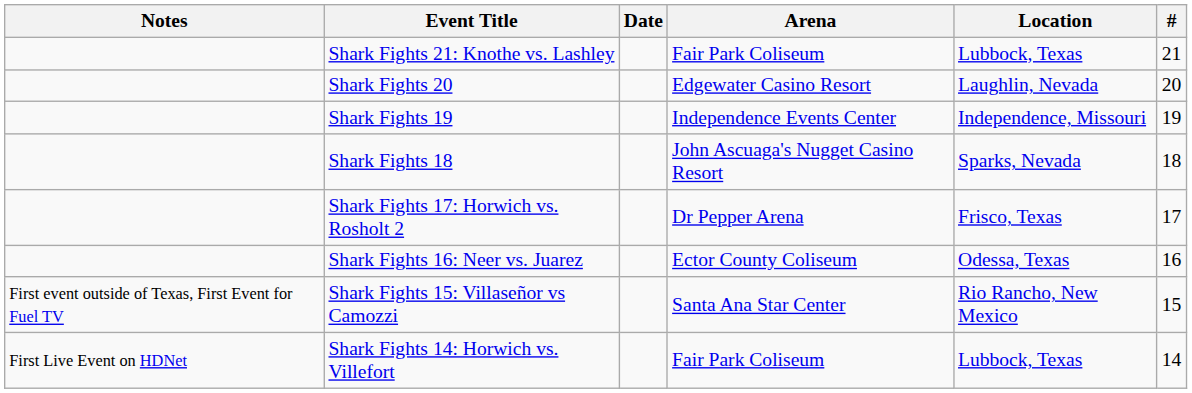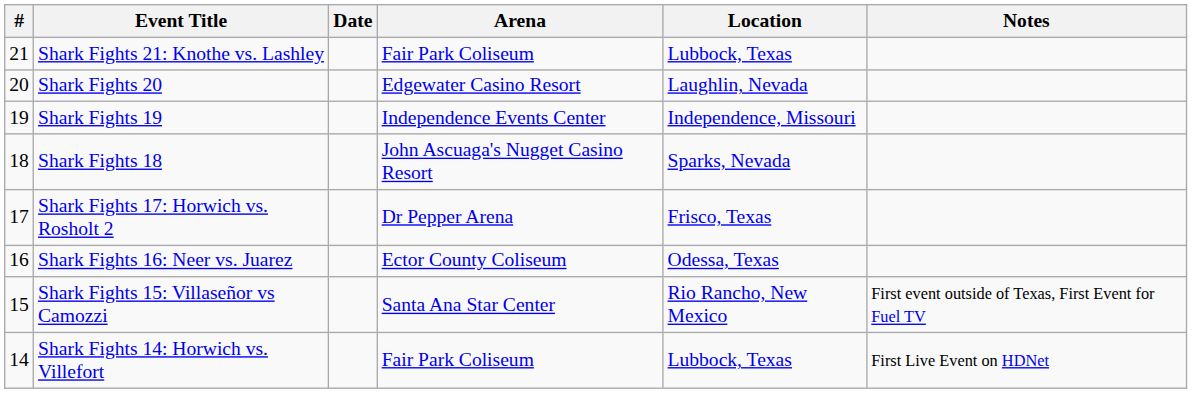columns swapped: (1172, 21) <-> (164, 21)
